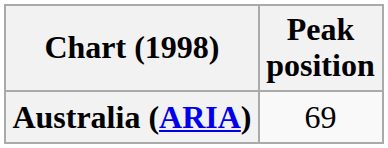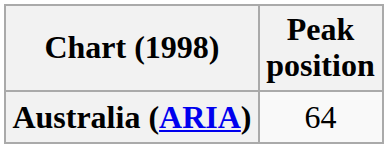(320, 116) 69 -> (320, 116) 64
